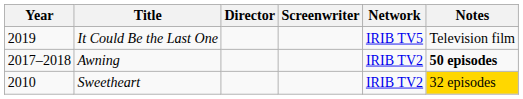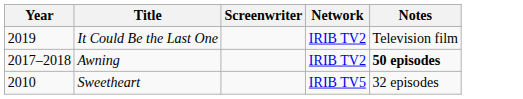- column: (250, 15)
(395, 37) IRIB TV5 -> (337, 37) IRIB TV2
(395, 82) IRIB TV2 -> (337, 82) IRIB TV5
(463, 82) gold background -> (406, 82) no background
